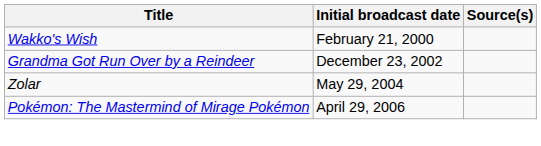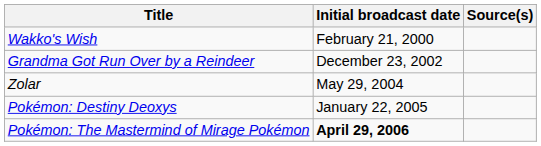+ row: (92, 107)
(361, 107) normal -> (363, 130) bold
